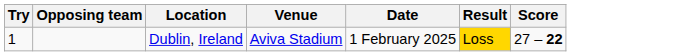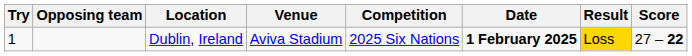+ column: (404, 16)
(403, 39) normal -> (521, 39) bold
